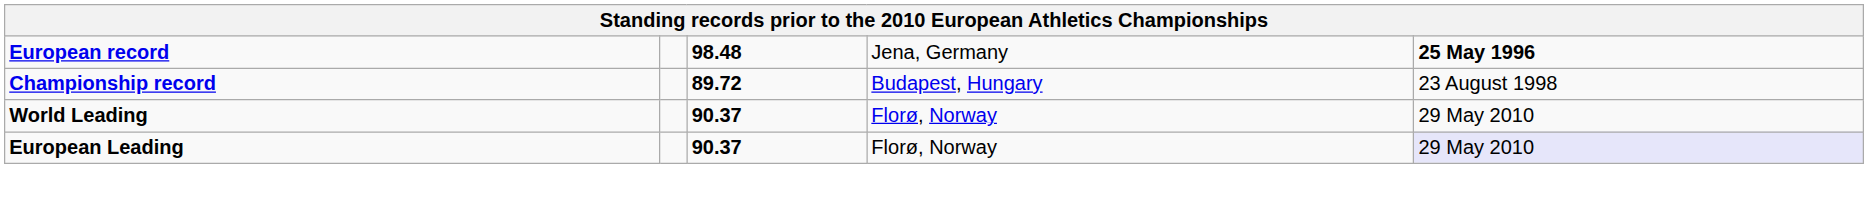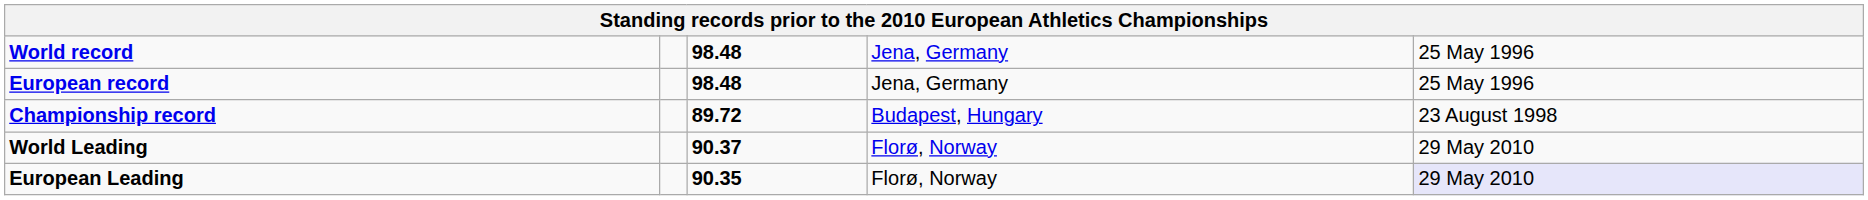+ row: (71, 52)
(1477, 52) bold -> (1476, 83) normal
(717, 147) 90.37 -> (717, 178) 90.35
